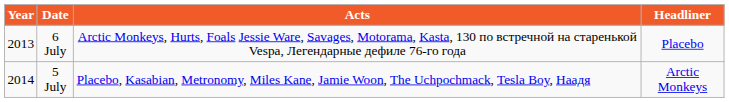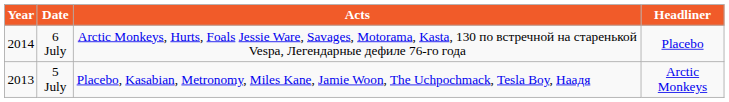(21, 43) 2013 -> (21, 43) 2014
(21, 79) 2014 -> (21, 79) 2013
